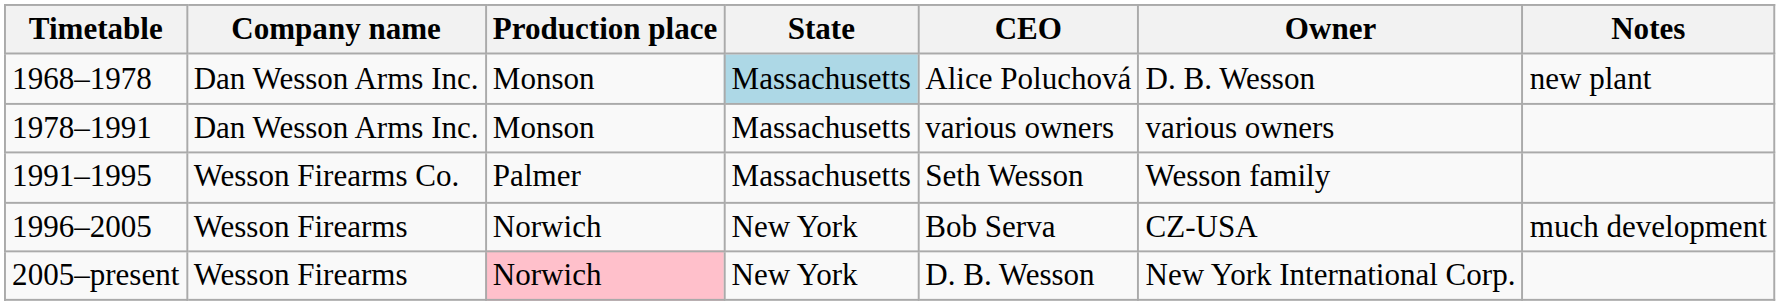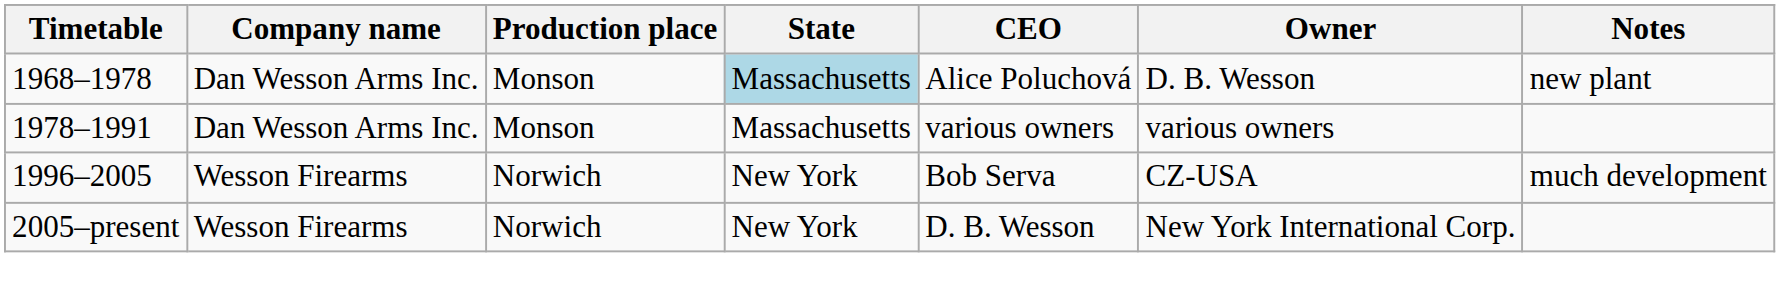- row: (82, 176)
(547, 275) pink background -> (547, 226) no background
